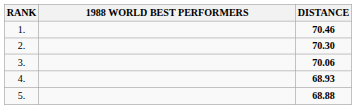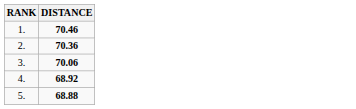- column: (167, 13)
(323, 46) 70.30 -> (67, 46) 70.36
(323, 79) 68.93 -> (67, 79) 68.92
